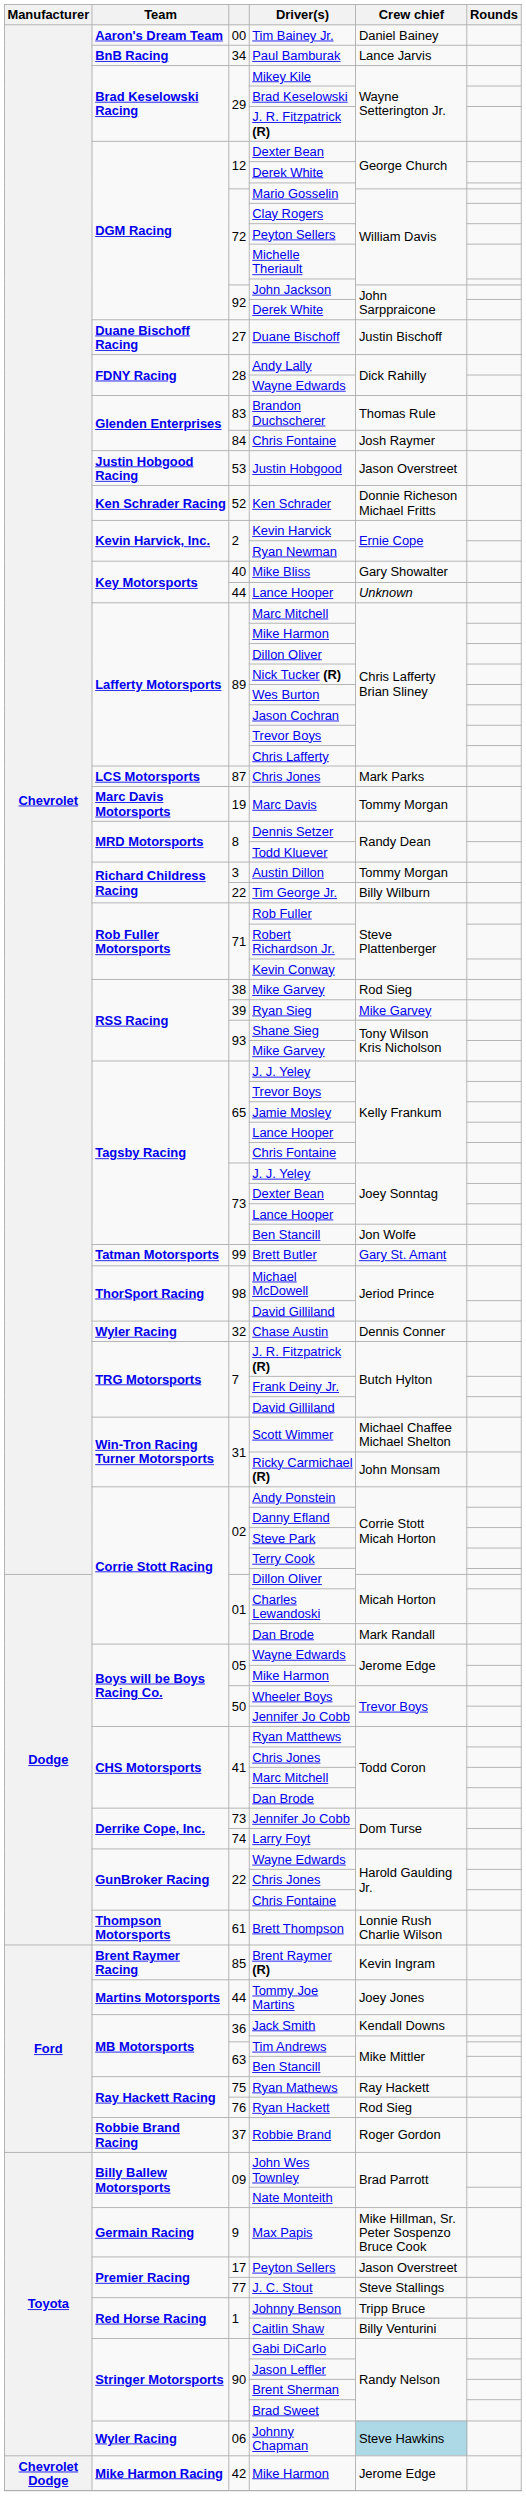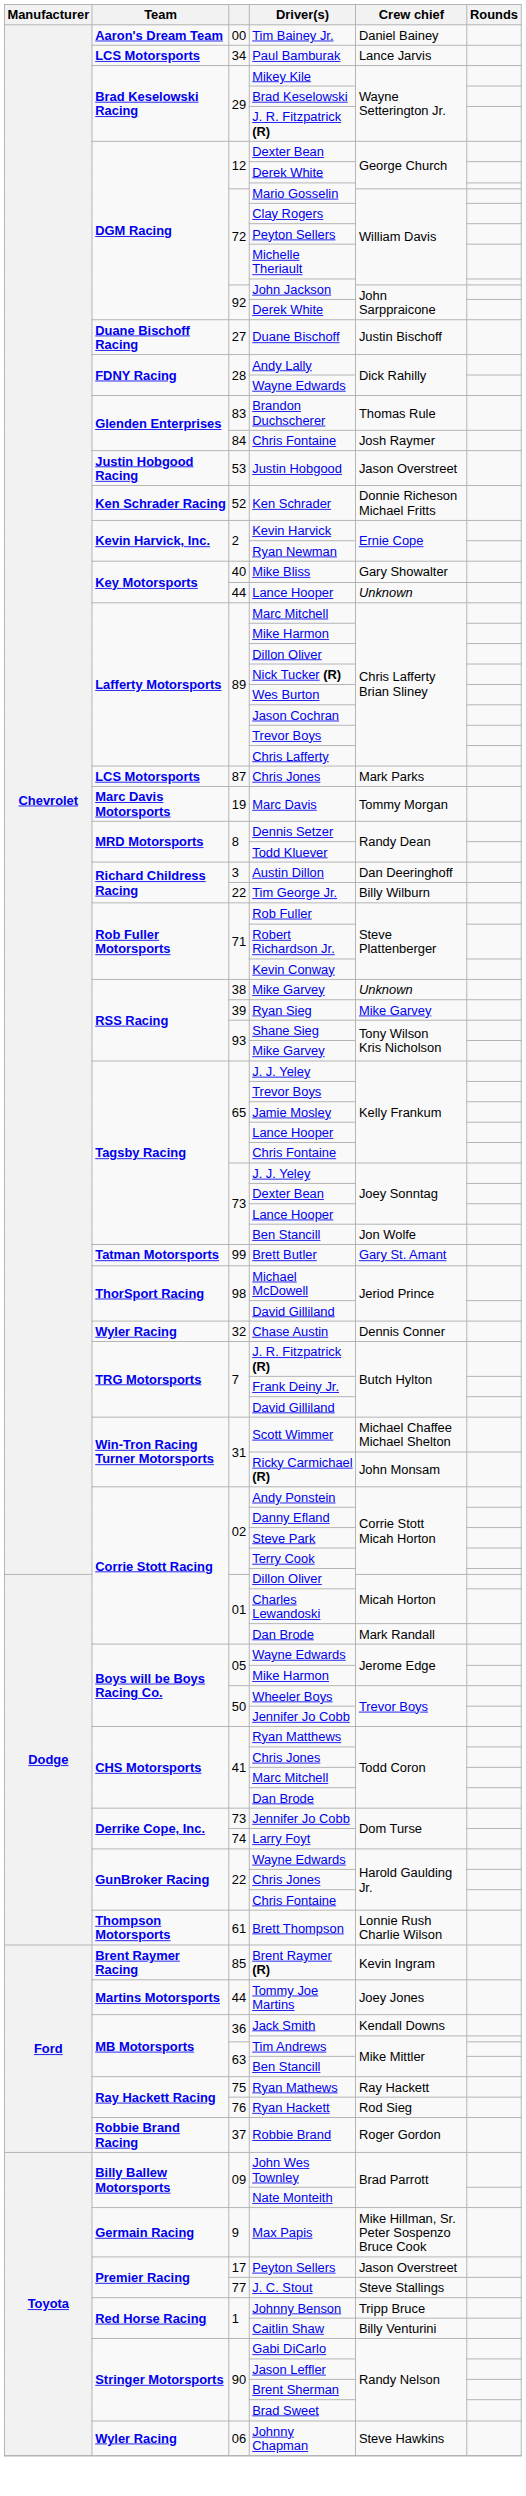(132, 56) BnB Racing -> (148, 56) LCS Motorsports
(403, 873) Tommy Morgan -> (406, 873) Dan Deeringhoff
(385, 989) Rod Sieg -> (386, 989) Unknown
(402, 2438) lightblue background -> (402, 2438) no background
- row: (239, 2473)
